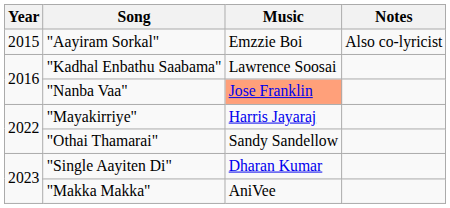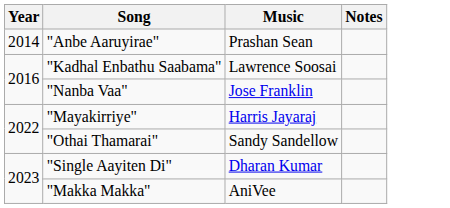+ row: (103, 41)
- row: (103, 41)
(271, 91) lightsalmon background -> (271, 91) no background
